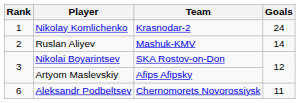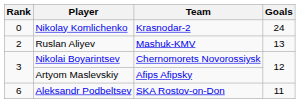(19, 28) 1 -> (19, 28) 0
(279, 43) 14 -> (279, 43) 13
(180, 59) SKA Rostov-on-Don -> (198, 59) Chernomorets Novorossiysk
(198, 91) Chernomorets Novorossiysk -> (180, 91) SKA Rostov-on-Don
